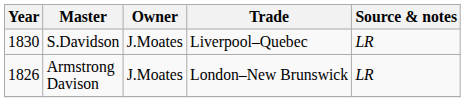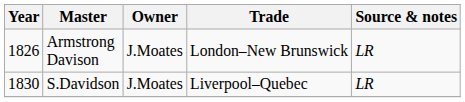rows swapped: (81, 75) <-> (83, 41)
